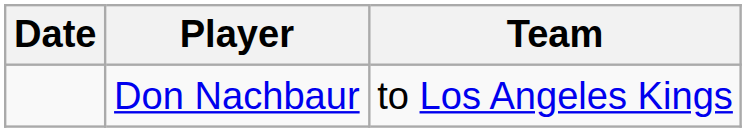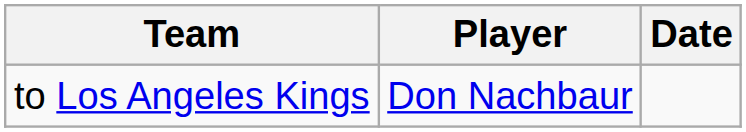columns swapped: (55, 34) <-> (555, 34)
